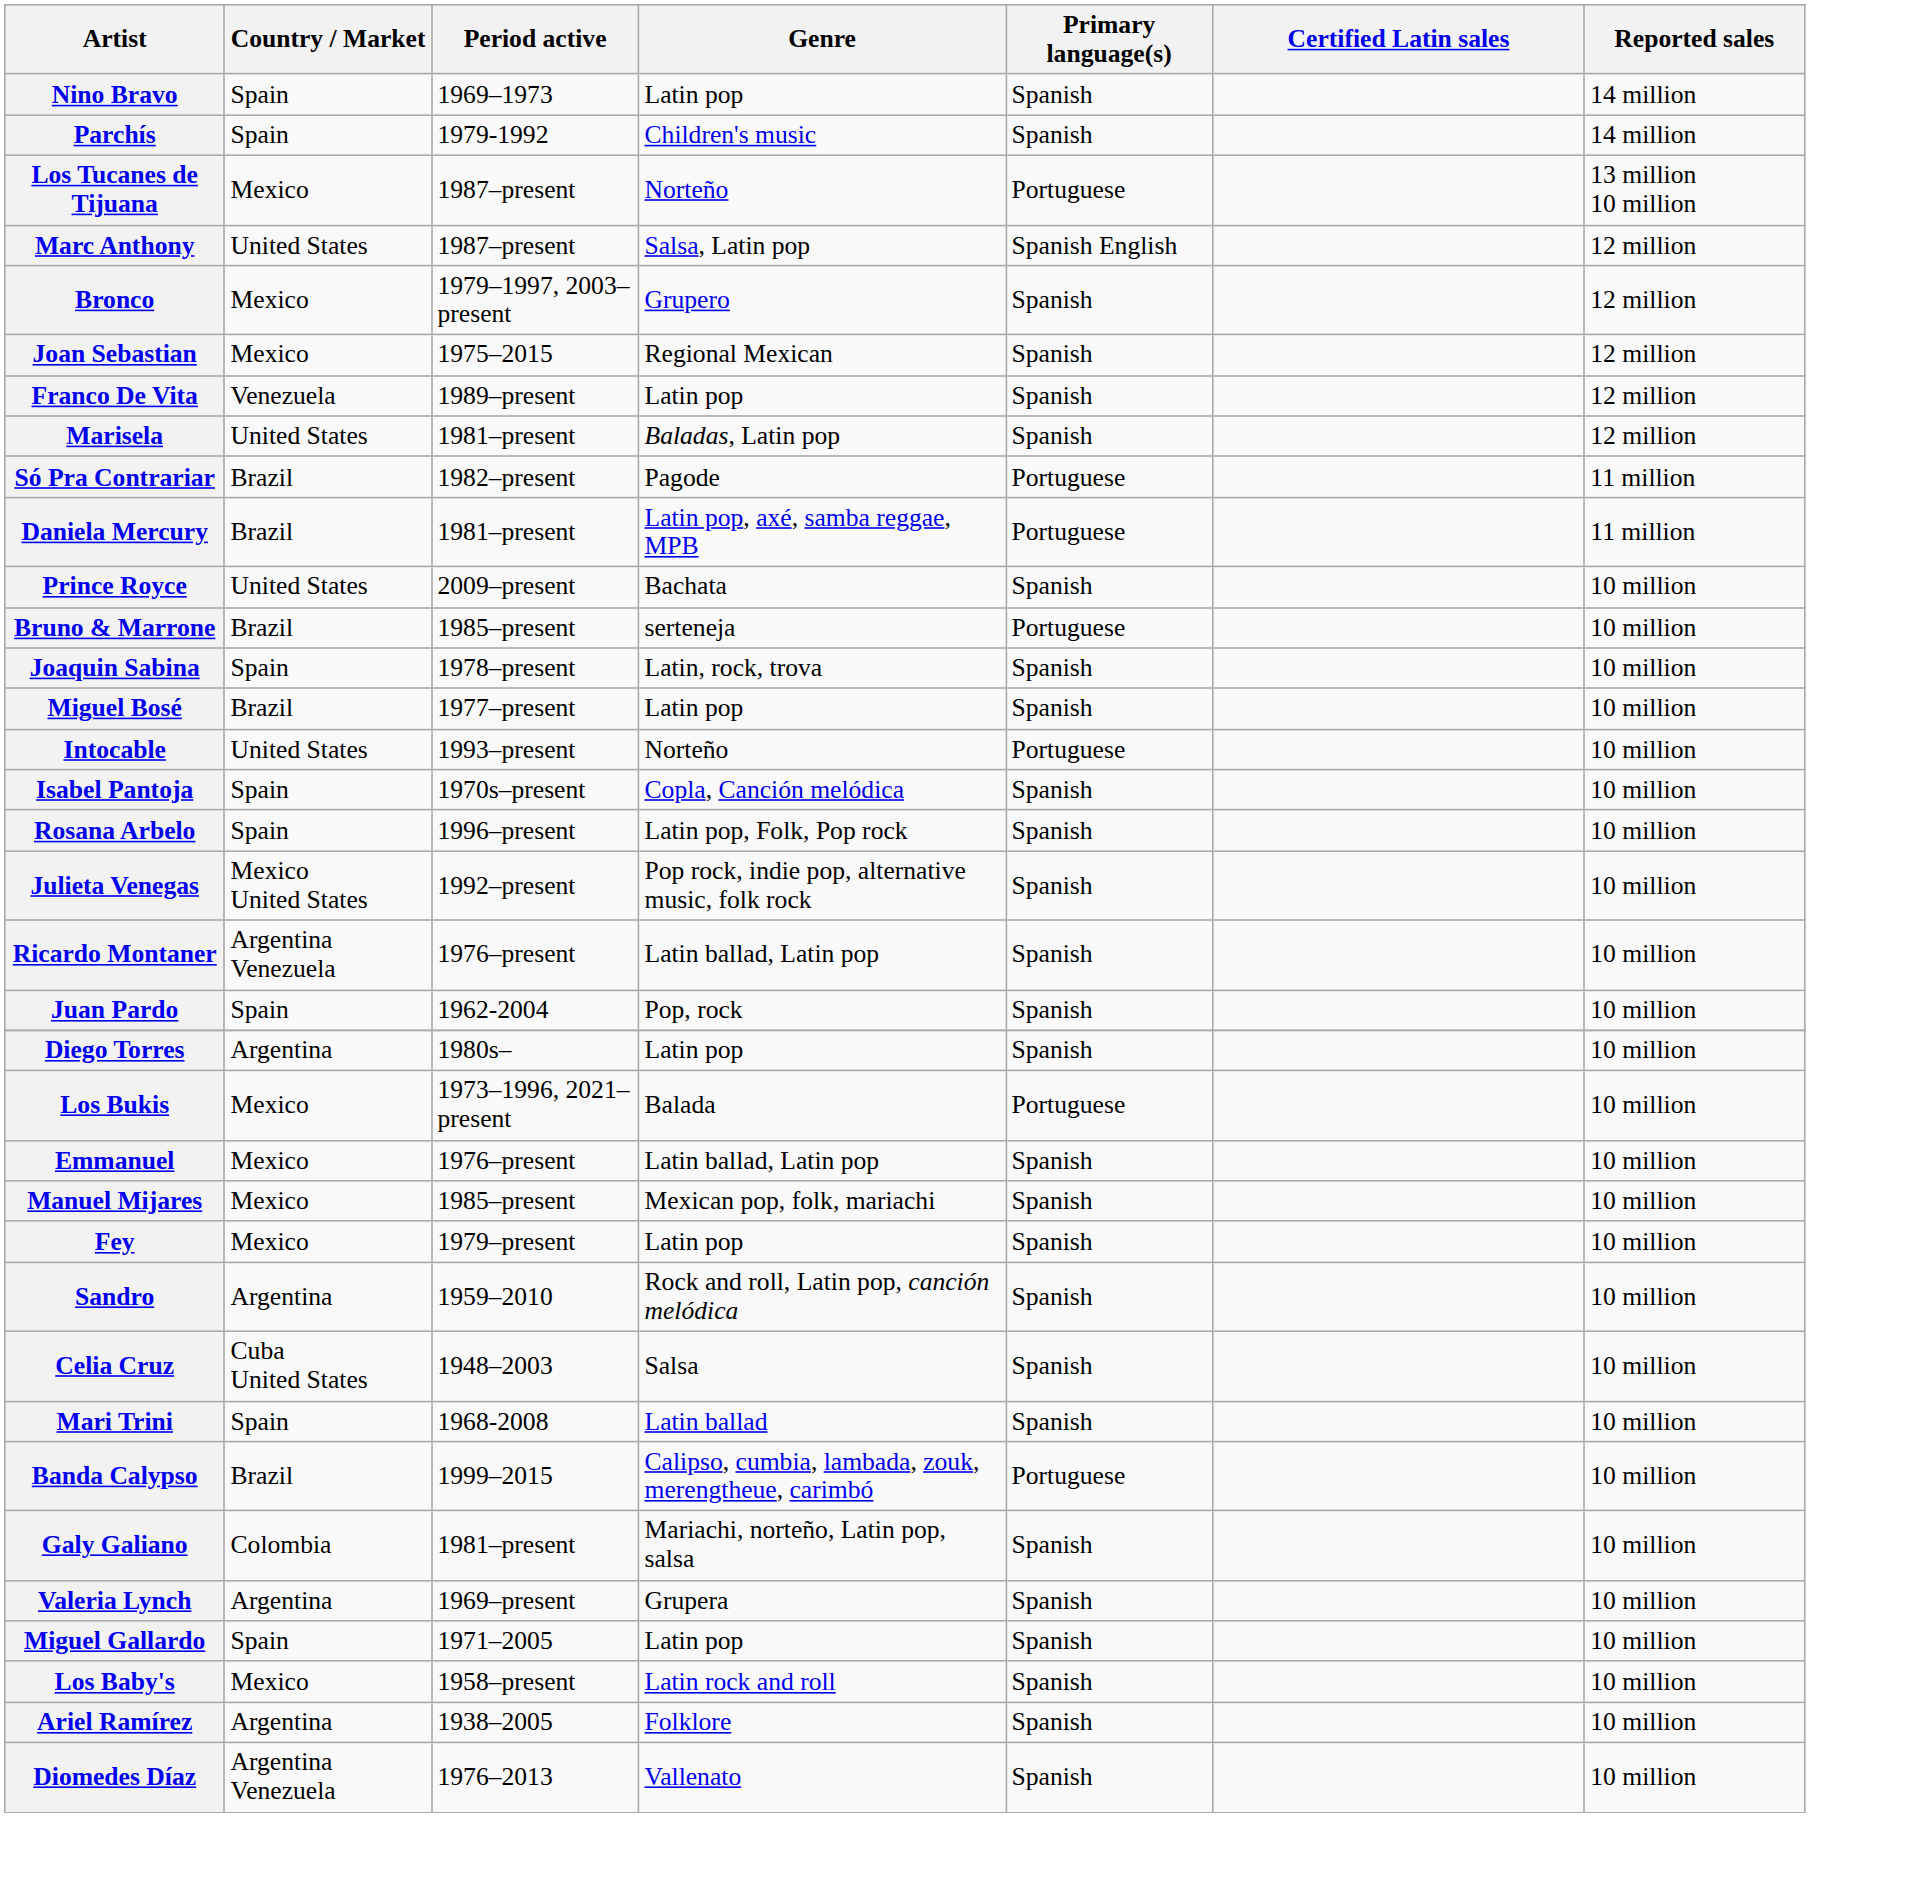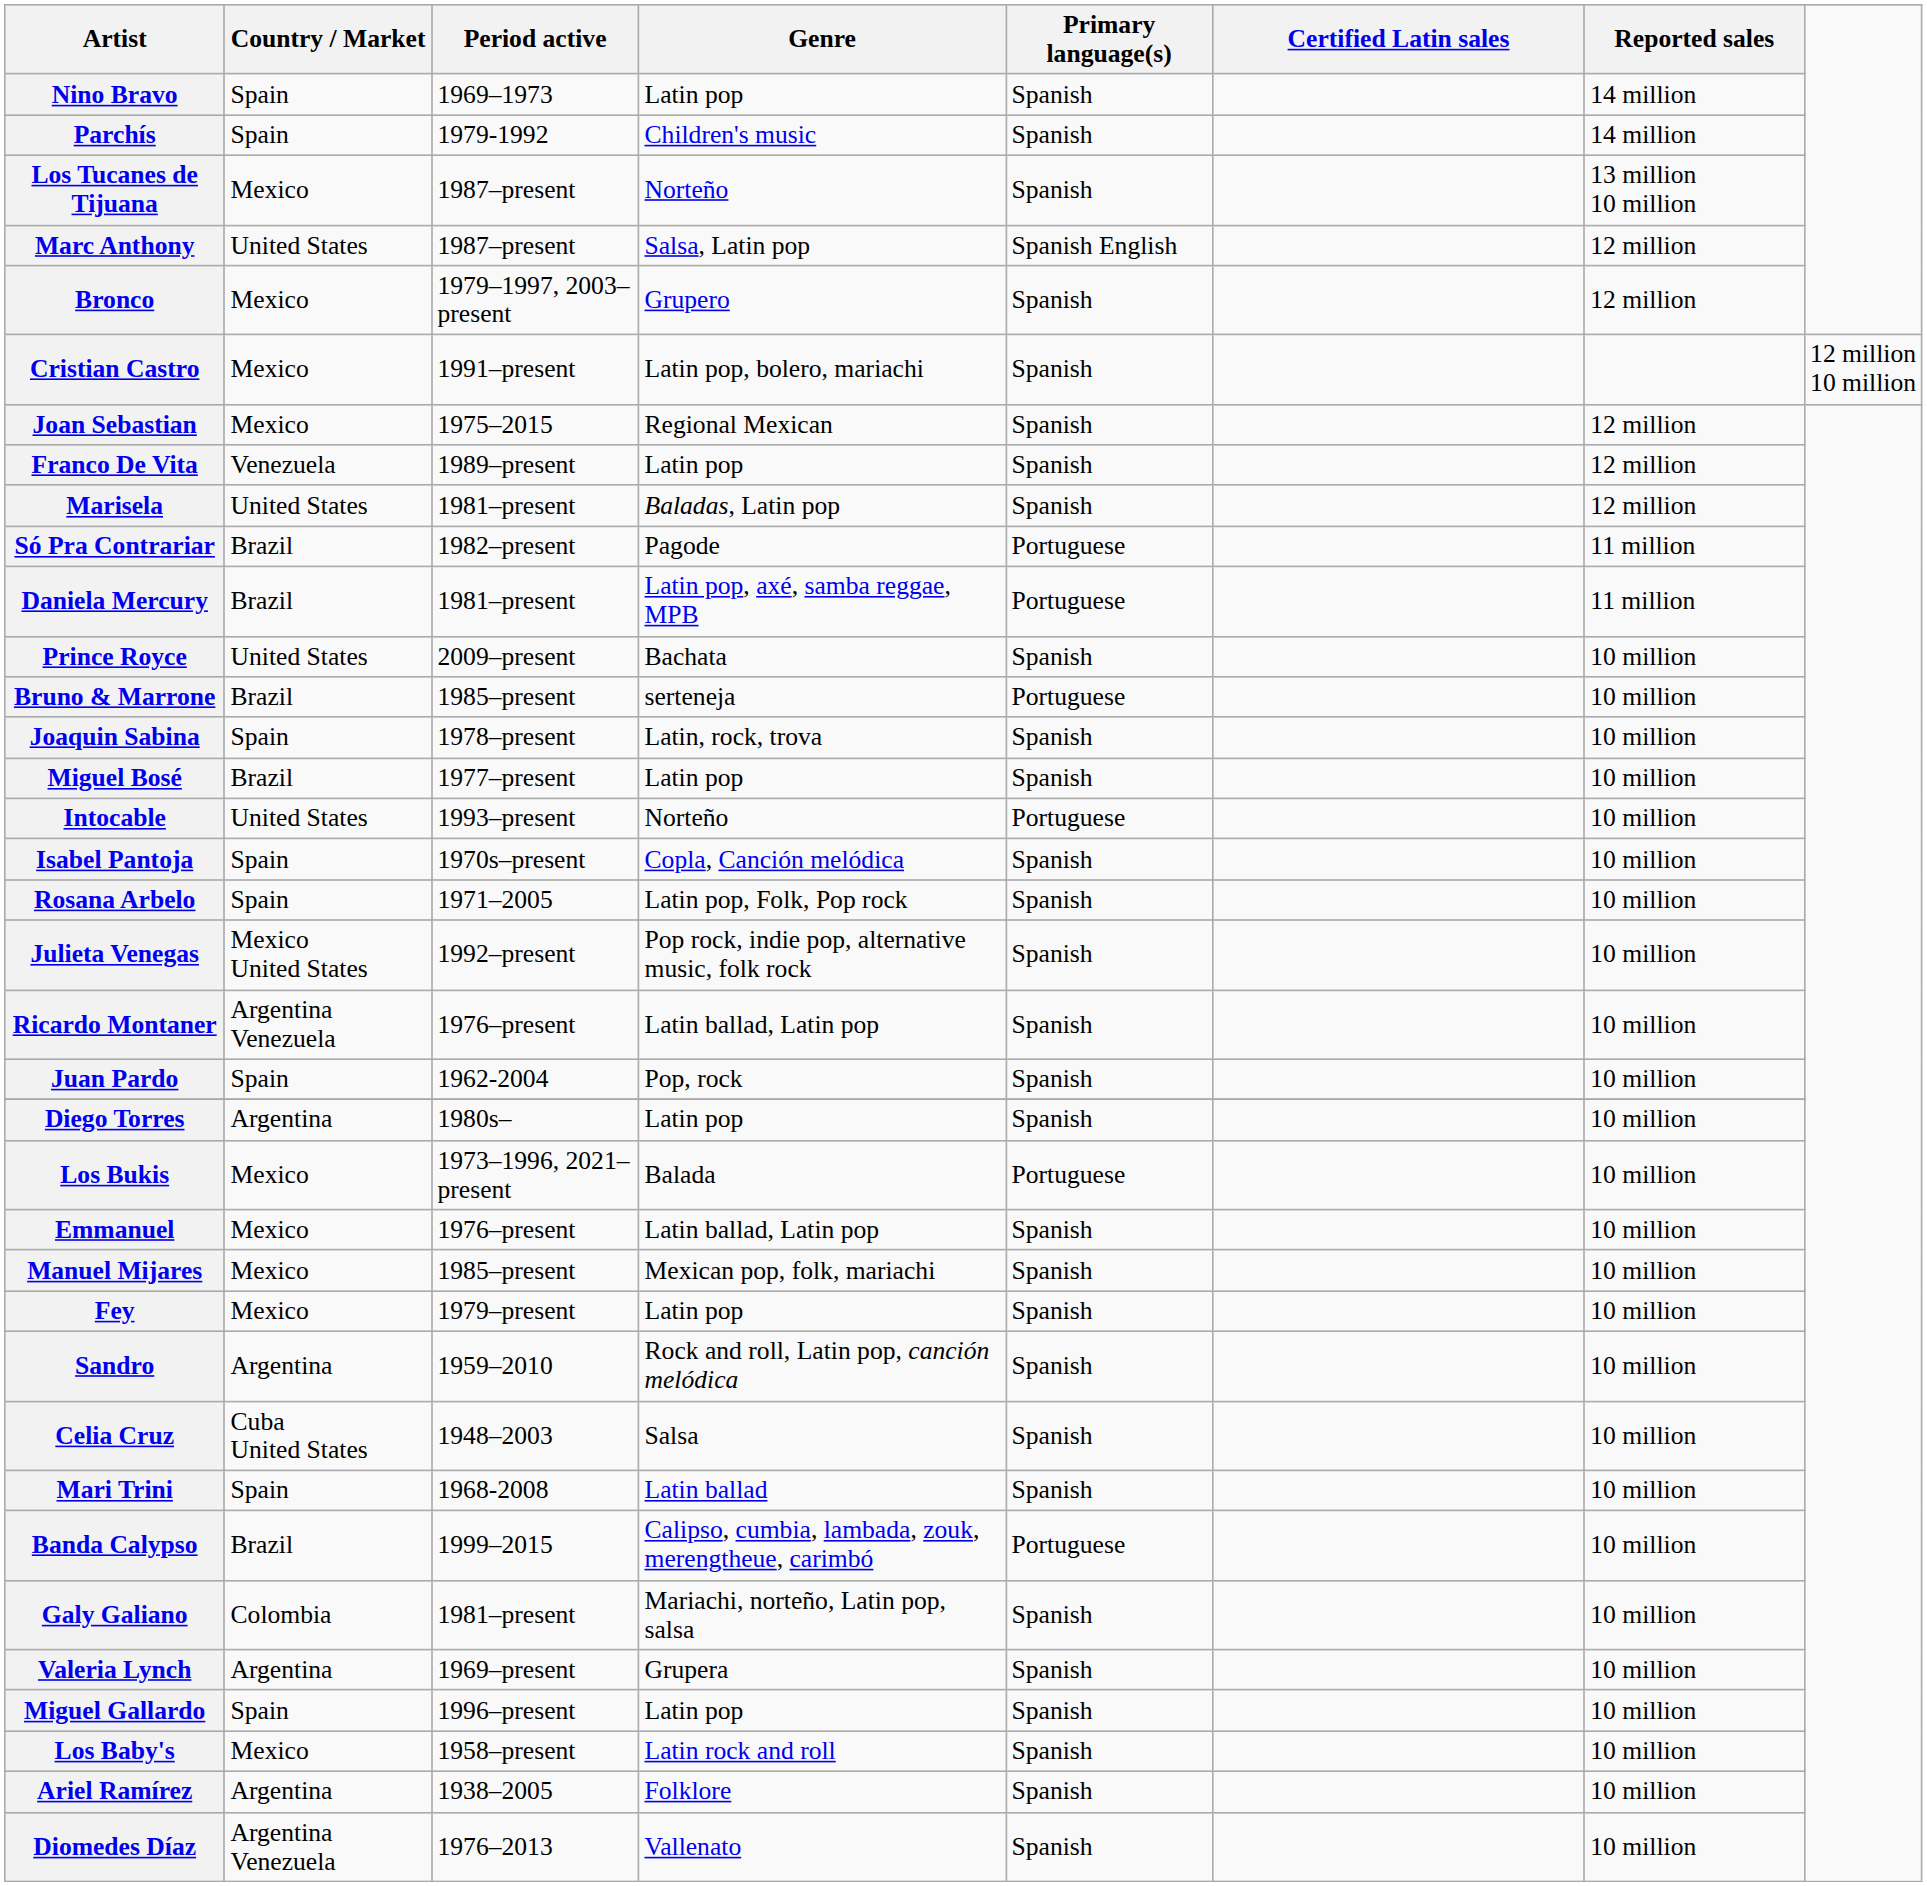(1068, 189) Portuguese -> (1052, 189) Spanish
+ row: (115, 369)
(506, 830) 1996–present -> (495, 899) 1971–2005
(495, 1640) 1971–2005 -> (506, 1710) 1996–present
